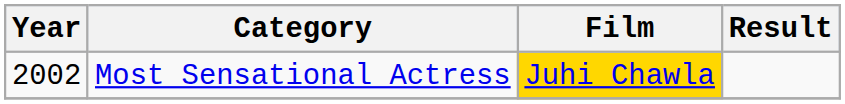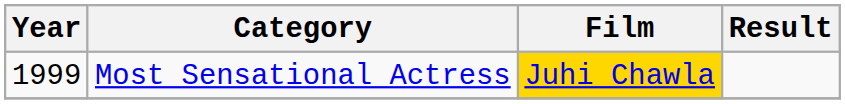(47, 76) 2002 -> (47, 76) 1999
